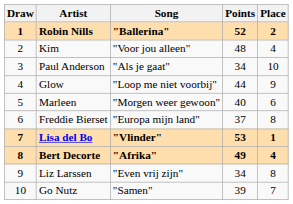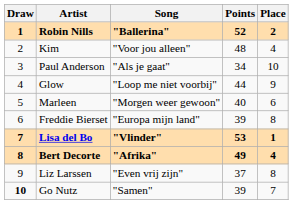(240, 119) 37 -> (240, 119) 39
(240, 173) 34 -> (240, 173) 37
(20, 191) normal -> (20, 191) bold
